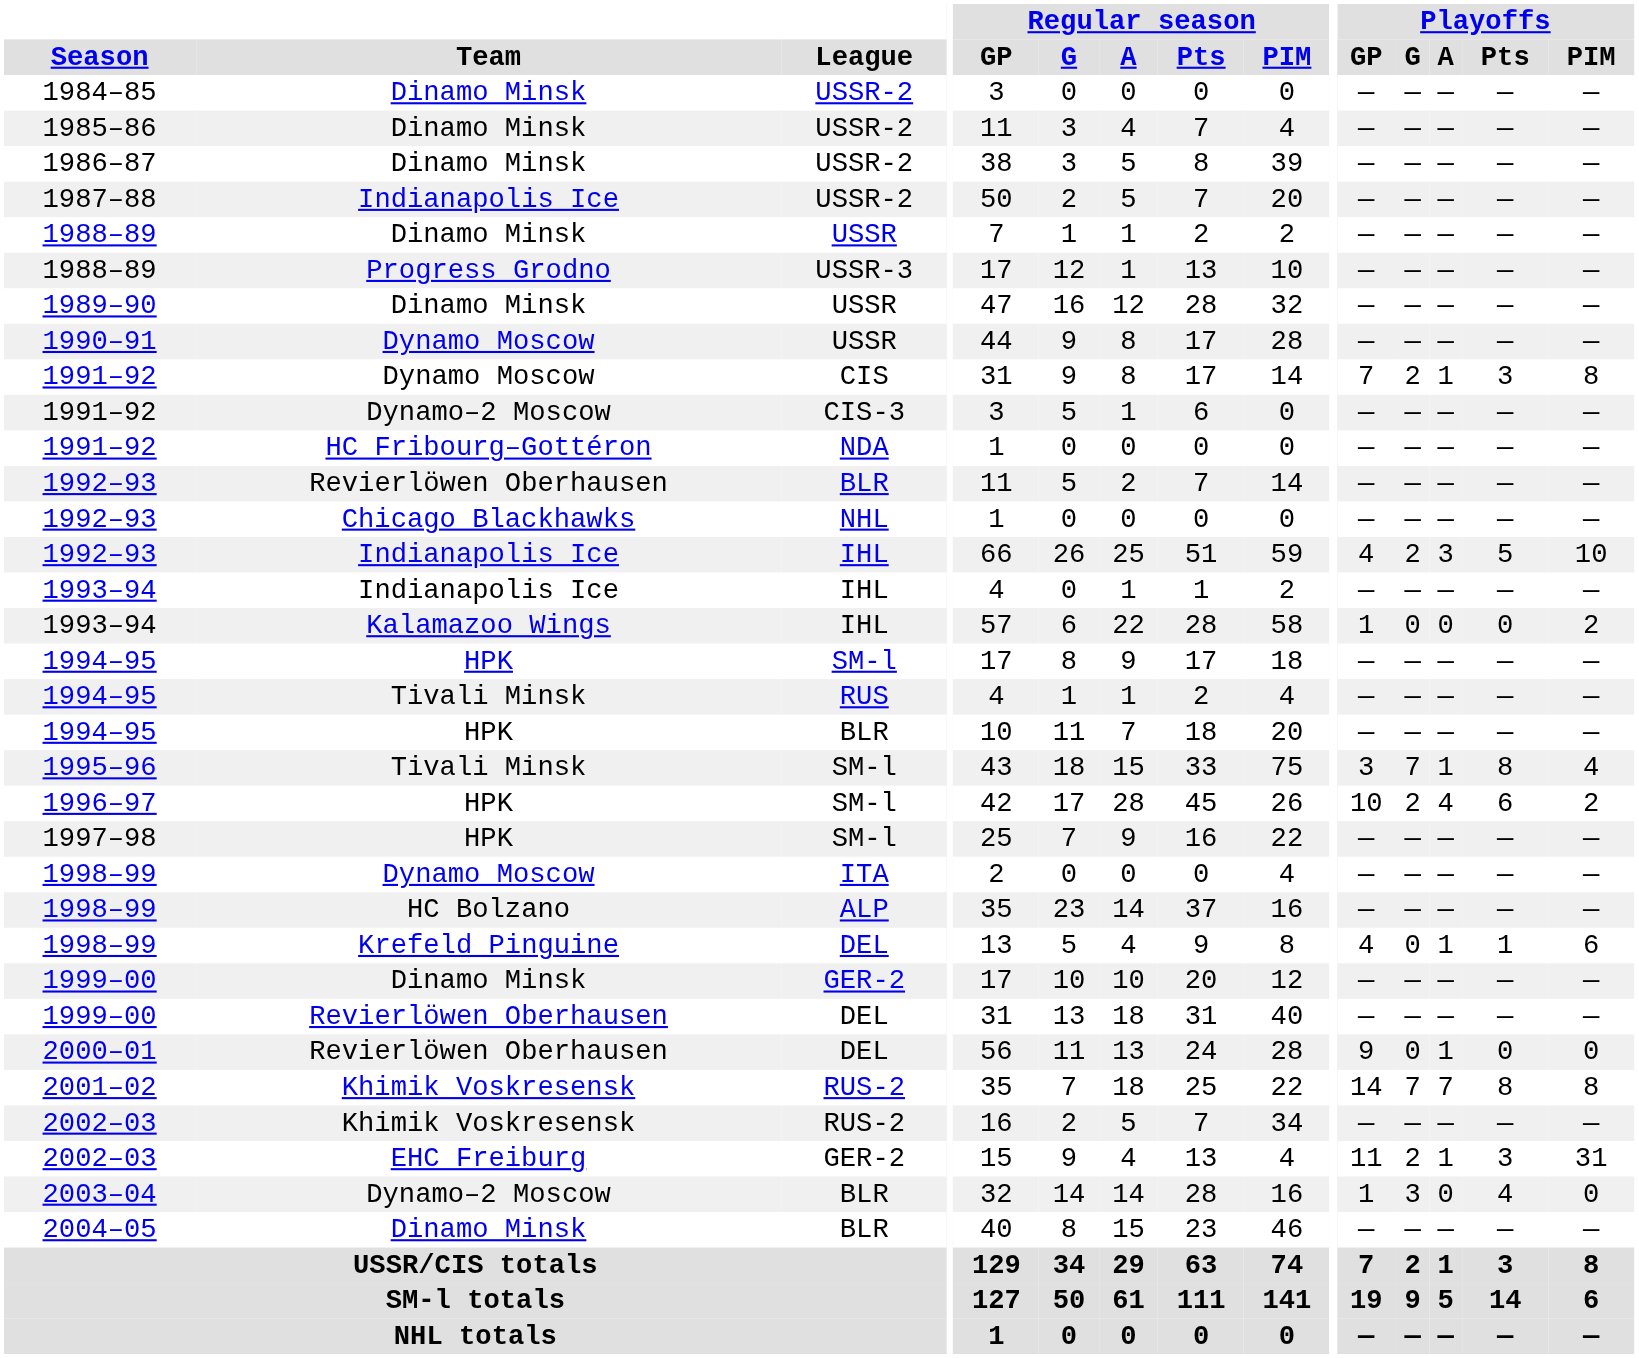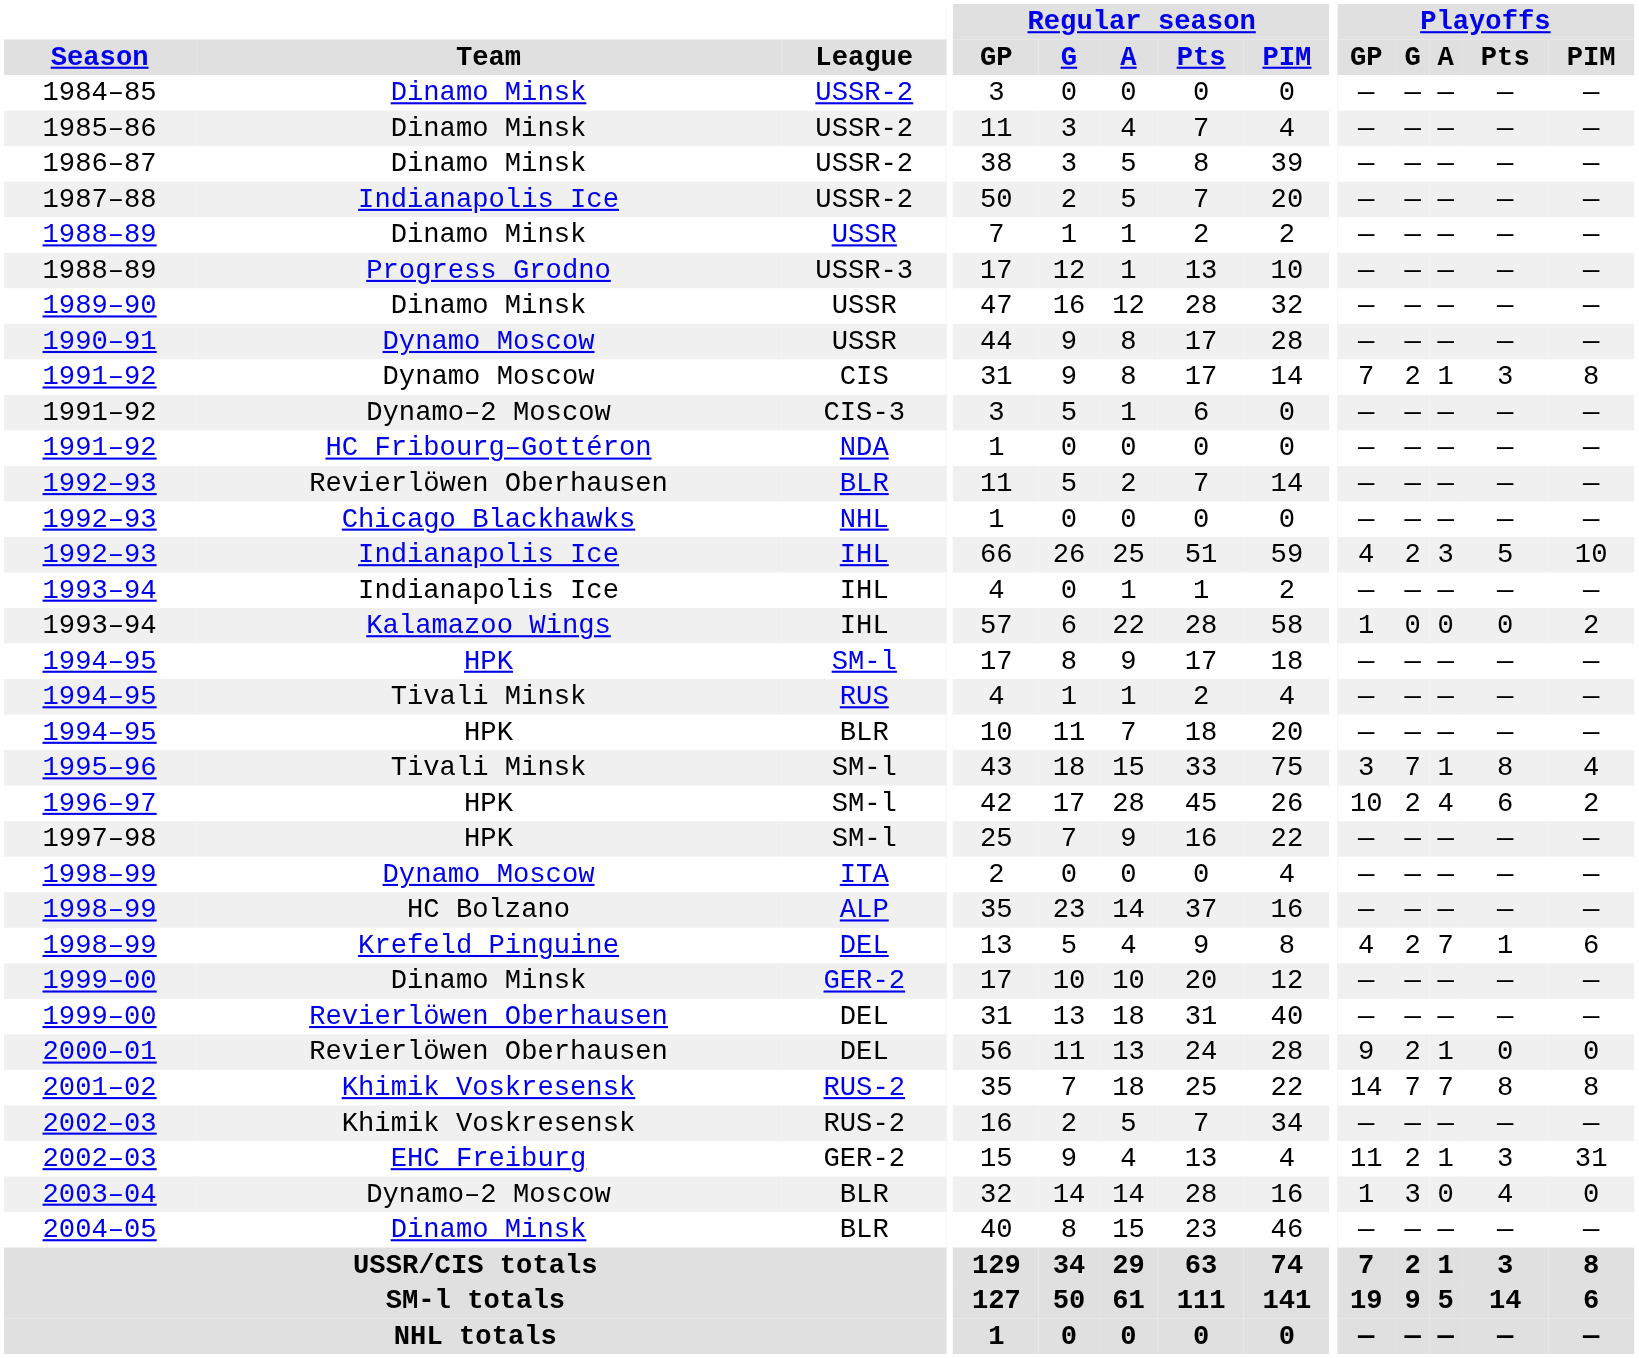(1413, 946) 0 -> (1413, 946) 2
(1446, 946) 1 -> (1446, 946) 7
(1413, 1052) 0 -> (1413, 1052) 2
